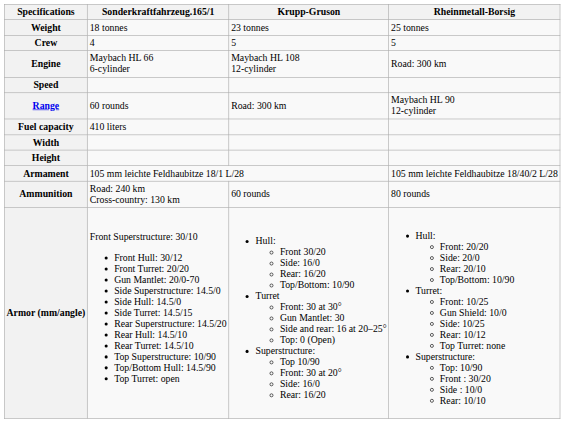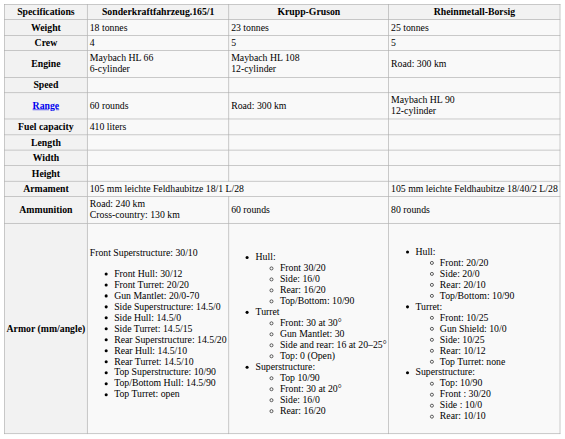+ row: (46, 142)
